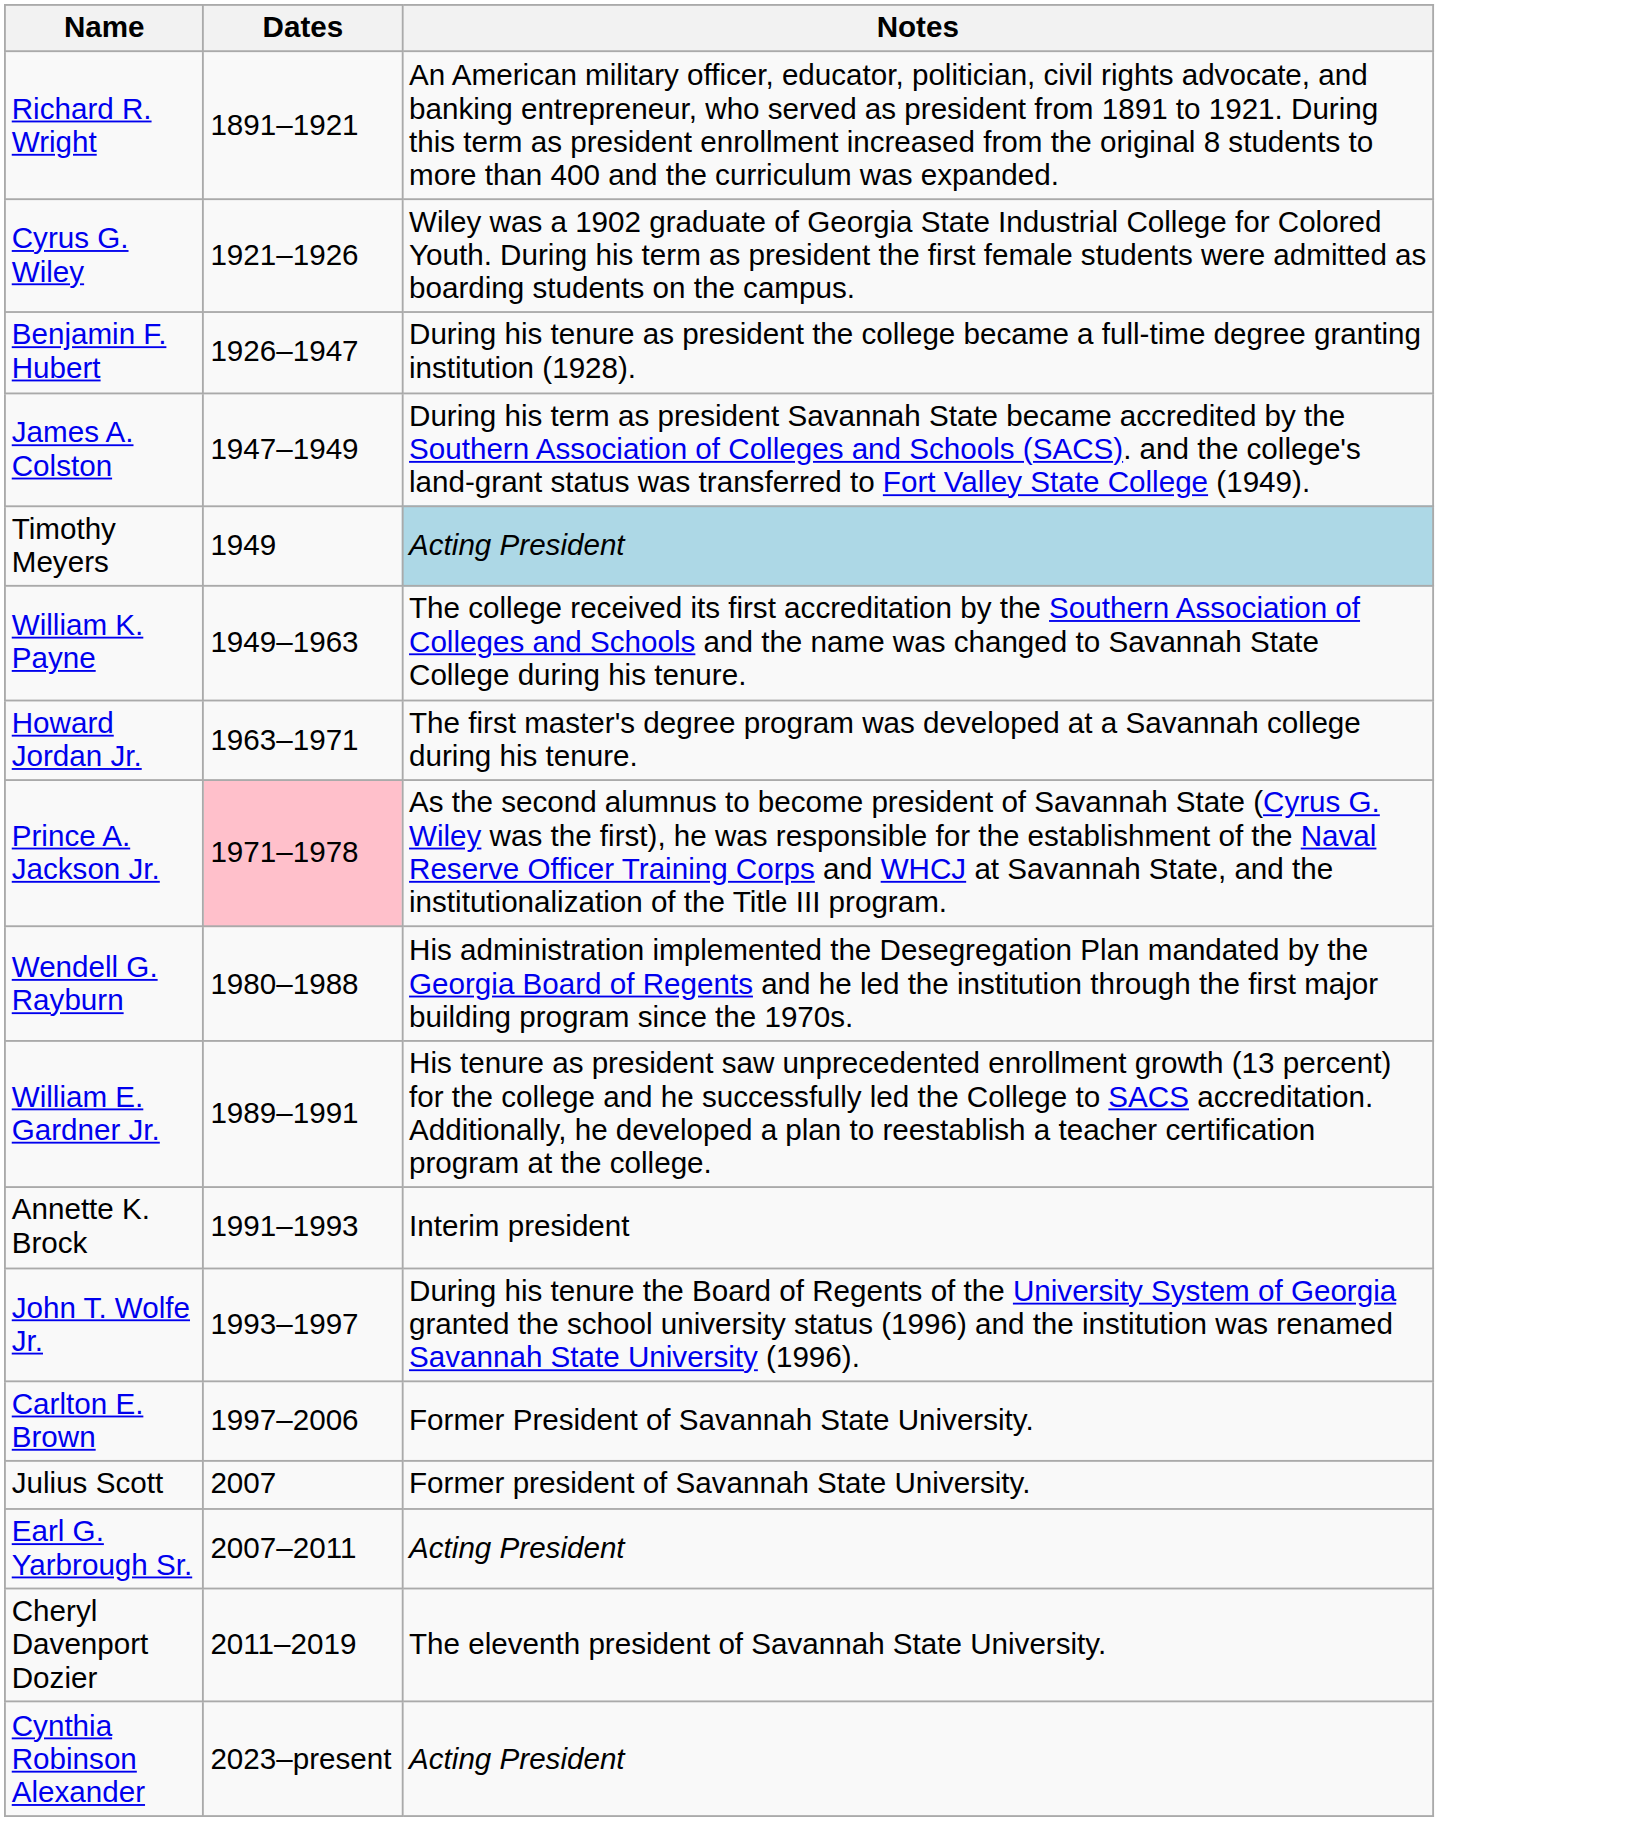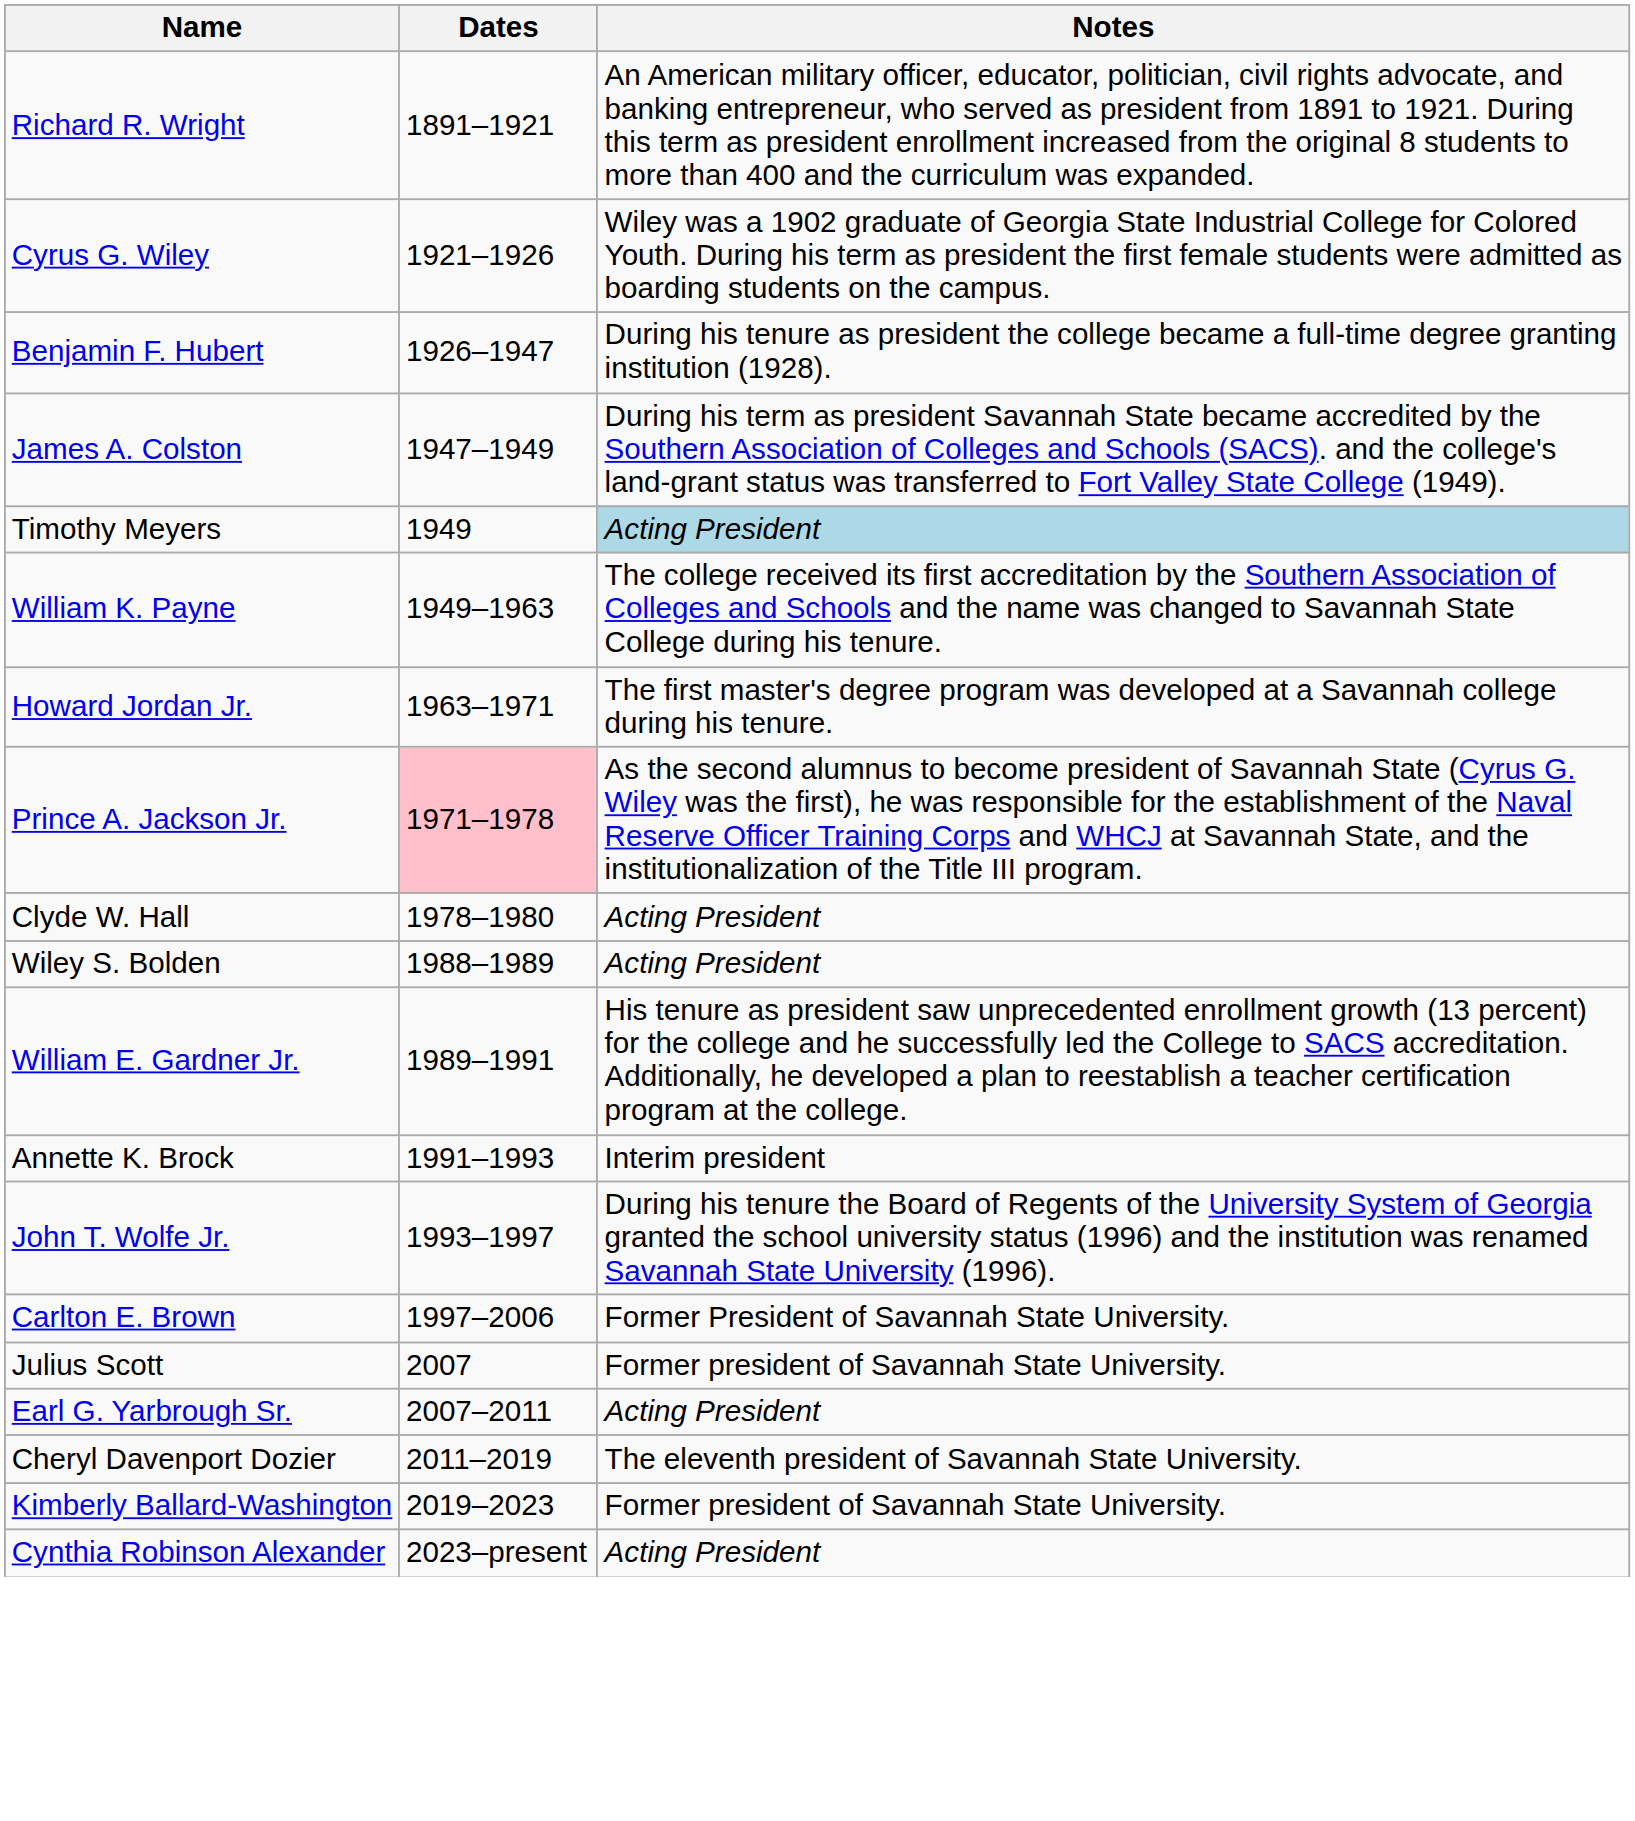+ row: (101, 916)
- row: (85, 983)
+ row: (116, 963)
+ row: (202, 1505)
